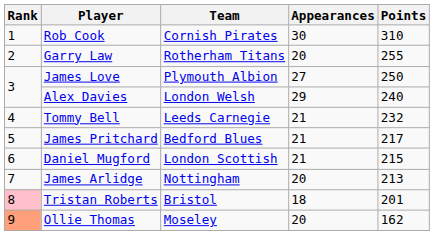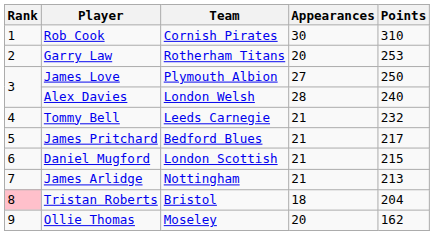(392, 56) 255 -> (392, 56) 253
(299, 97) 29 -> (299, 97) 28
(299, 179) 20 -> (299, 179) 21
(392, 200) 201 -> (392, 200) 204
(11, 220) lightsalmon background -> (11, 220) no background
